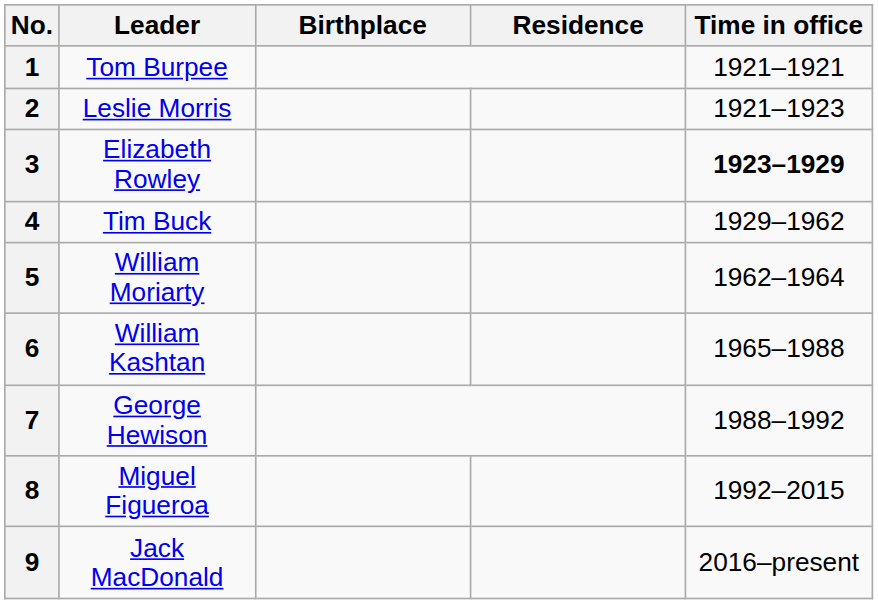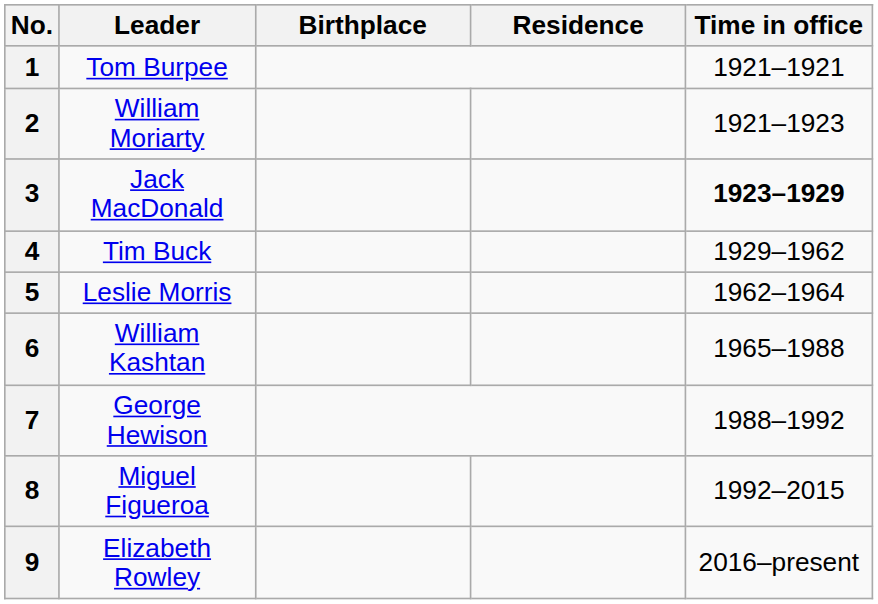(157, 108) Leslie Morris -> (157, 123) William Moriarty
(157, 164) Elizabeth Rowley -> (157, 194) Jack MacDonald
(157, 277) William Moriarty -> (157, 292) Leslie Morris
(157, 562) Jack MacDonald -> (157, 562) Elizabeth Rowley
